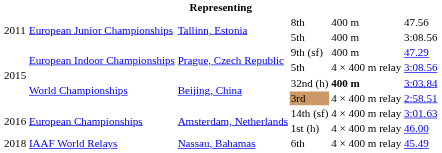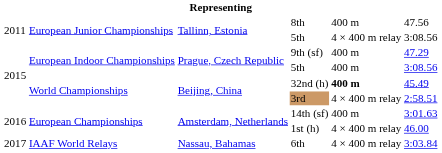(345, 37) 400 m -> (366, 37) 4 × 400 m relay
(366, 68) 4 × 400 m relay -> (345, 68) 400 m
(421, 83) 3:03.84 -> (416, 83) 45.49
(366, 113) 4 × 400 m relay -> (345, 113) 400 m
(15, 144) 2018 -> (15, 144) 2017
(416, 144) 45.49 -> (421, 144) 3:03.84
